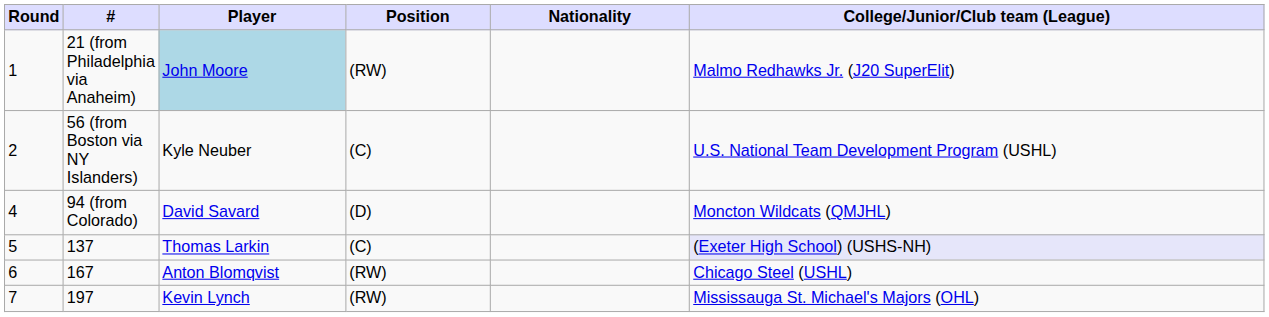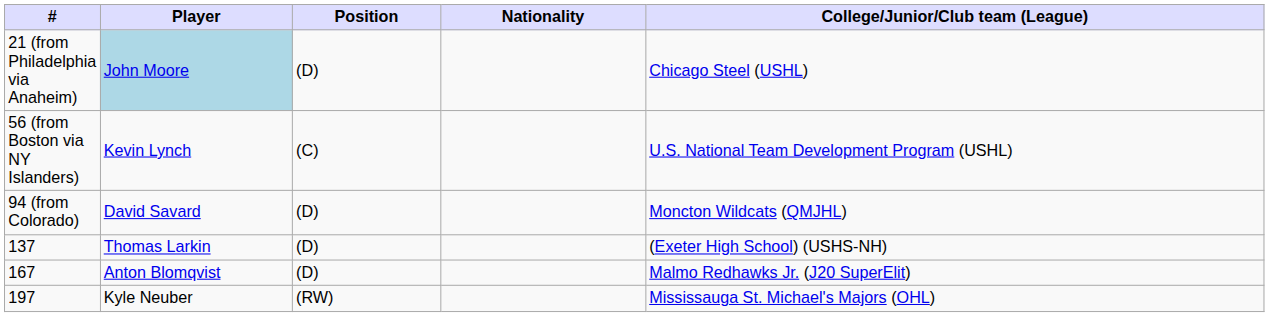- column: (34, 17)
(368, 70) (RW) -> (307, 70) (D)
(824, 70) Malmo Redhawks Jr. (J20 SuperElit) -> (729, 70) Chicago Steel (USHL)
(207, 150) Kyle Neuber -> (147, 150) Kevin Lynch
(360, 247) (C) -> (307, 247) (D)
(812, 247) lavender background -> (768, 247) no background
(368, 272) (RW) -> (307, 272) (D)
(773, 272) Chicago Steel (USHL) -> (780, 272) Malmo Redhawks Jr. (J20 SuperElit)
(206, 298) Kevin Lynch -> (148, 298) Kyle Neuber
